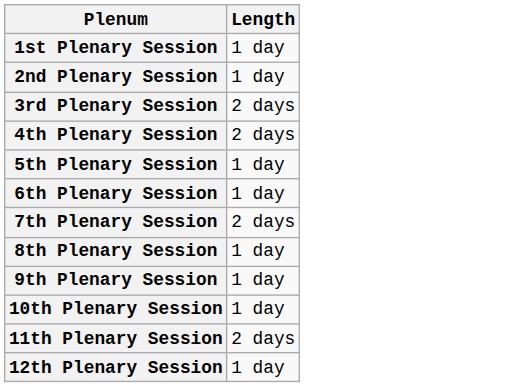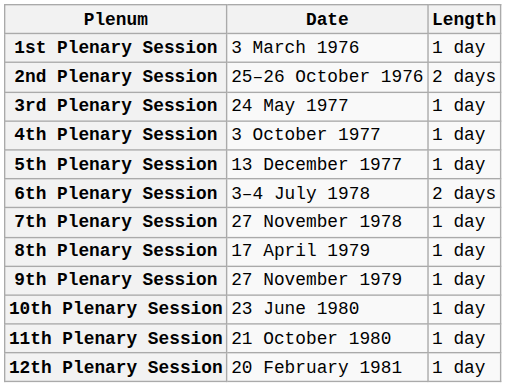+ column: (327, 19)
(258, 77) 1 day -> (464, 77) 2 days
(263, 106) 2 days -> (459, 106) 1 day
(263, 135) 2 days -> (459, 135) 1 day
(258, 193) 1 day -> (464, 193) 2 days
(263, 222) 2 days -> (459, 222) 1 day
(263, 338) 2 days -> (459, 338) 1 day
